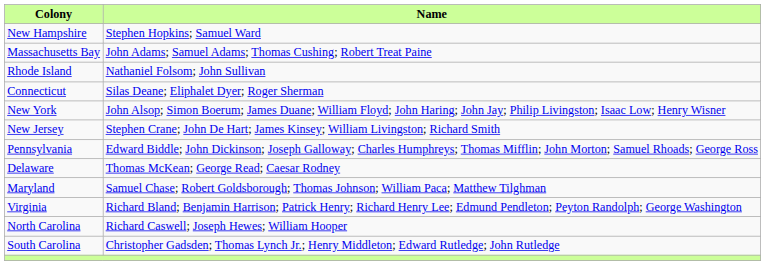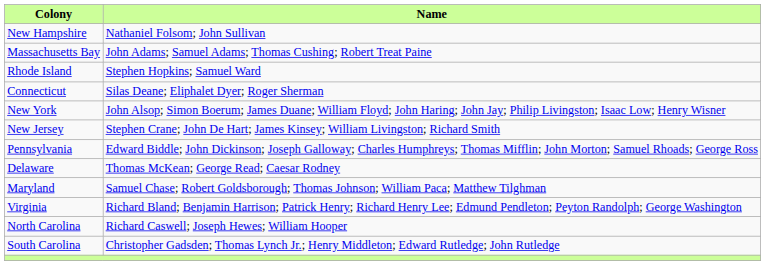(183, 33) Stephen Hopkins; Samuel Ward -> (186, 33) Nathaniel Folsom; John Sullivan
(186, 71) Nathaniel Folsom; John Sullivan -> (183, 71) Stephen Hopkins; Samuel Ward
